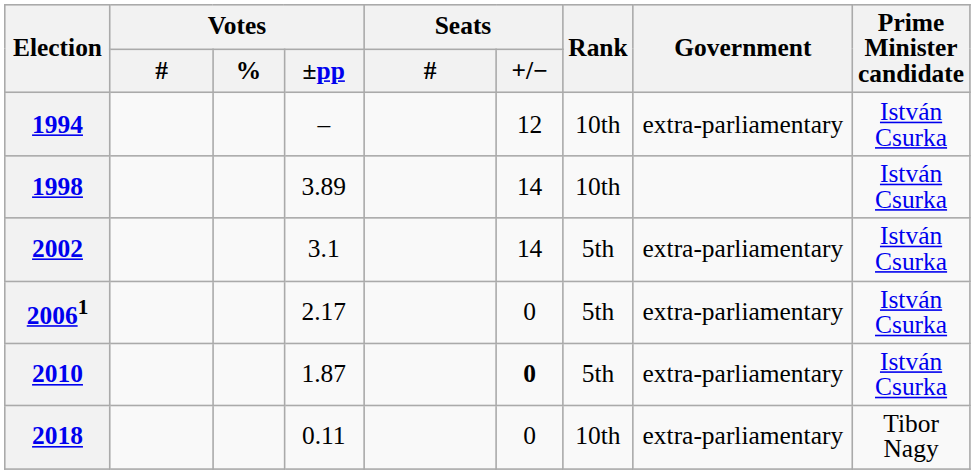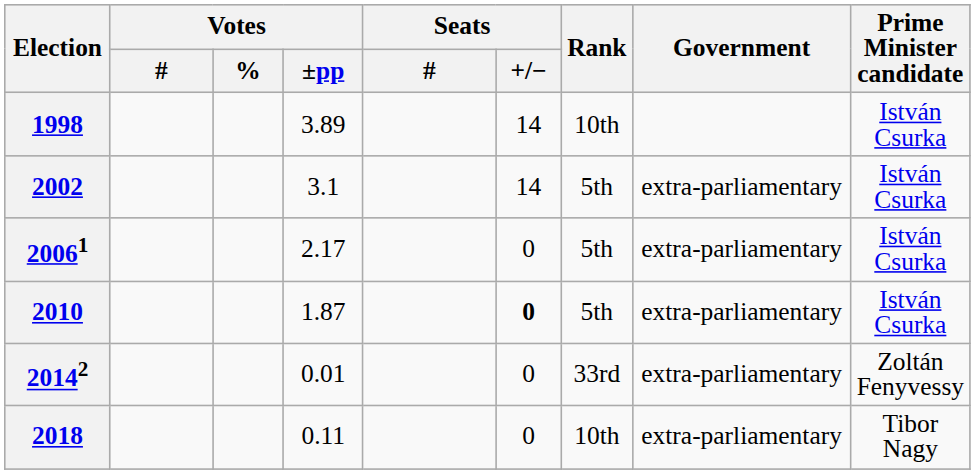- row: (58, 123)
+ row: (58, 375)
